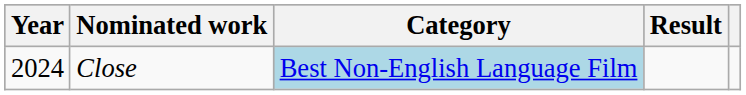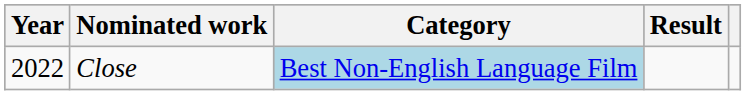(38, 67) 2024 -> (38, 67) 2022
